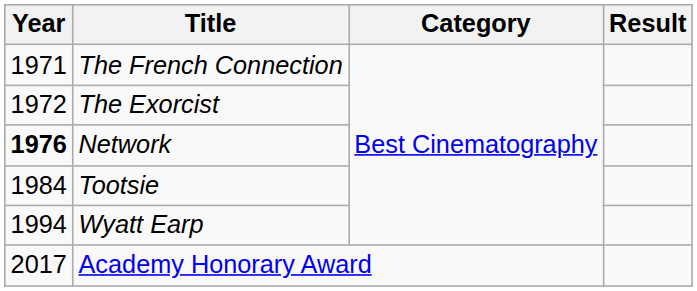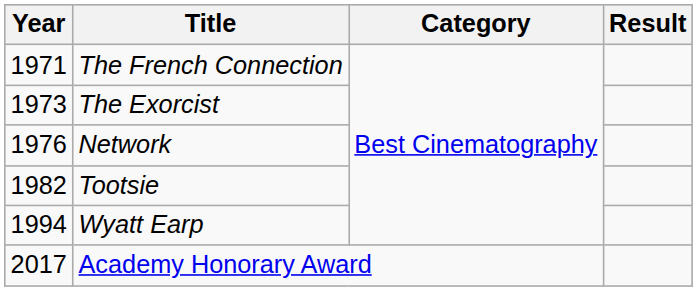(39, 104) 1972 -> (39, 104) 1973
(39, 144) bold -> (39, 144) normal
(39, 184) 1984 -> (39, 184) 1982
